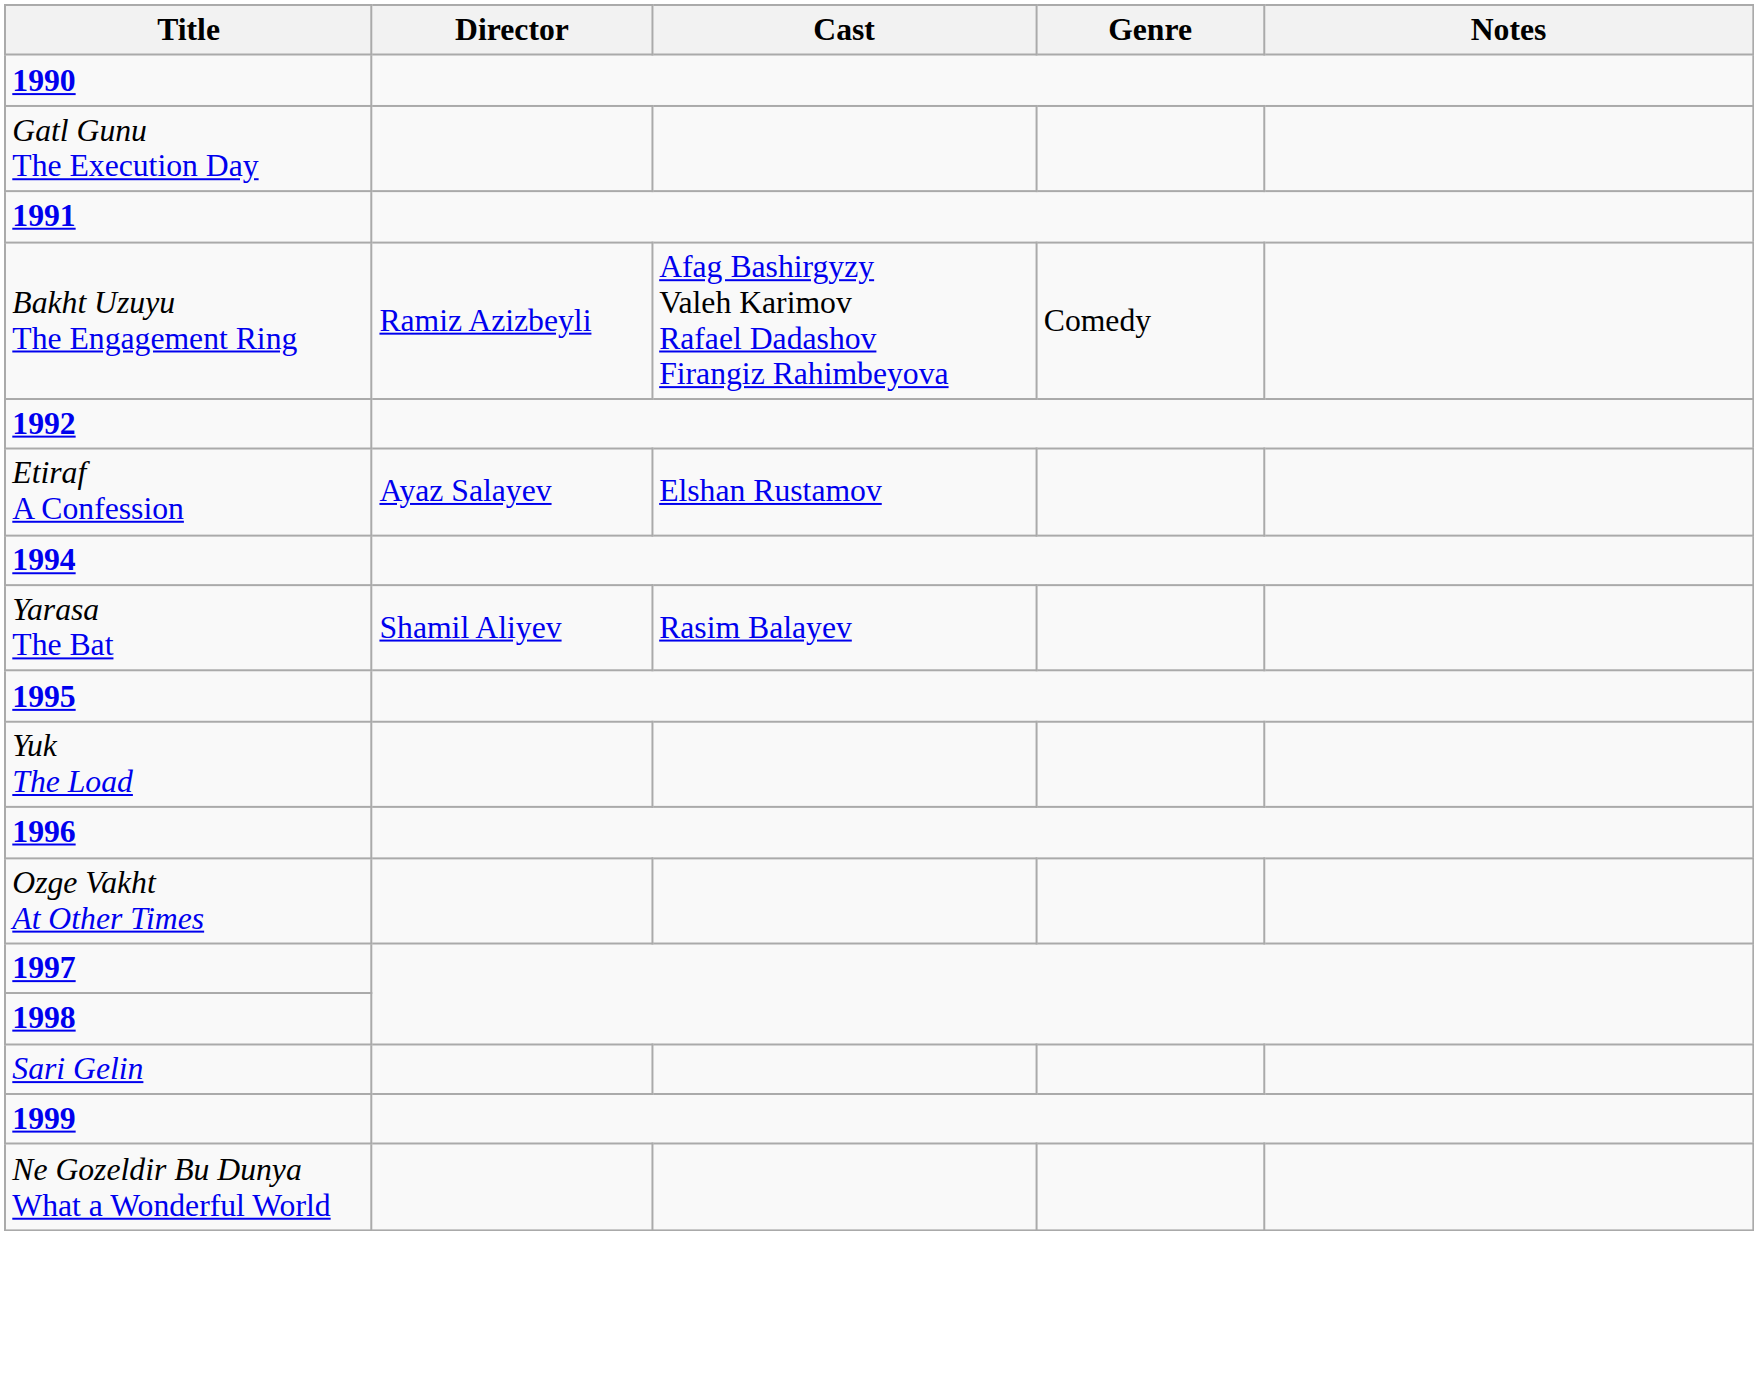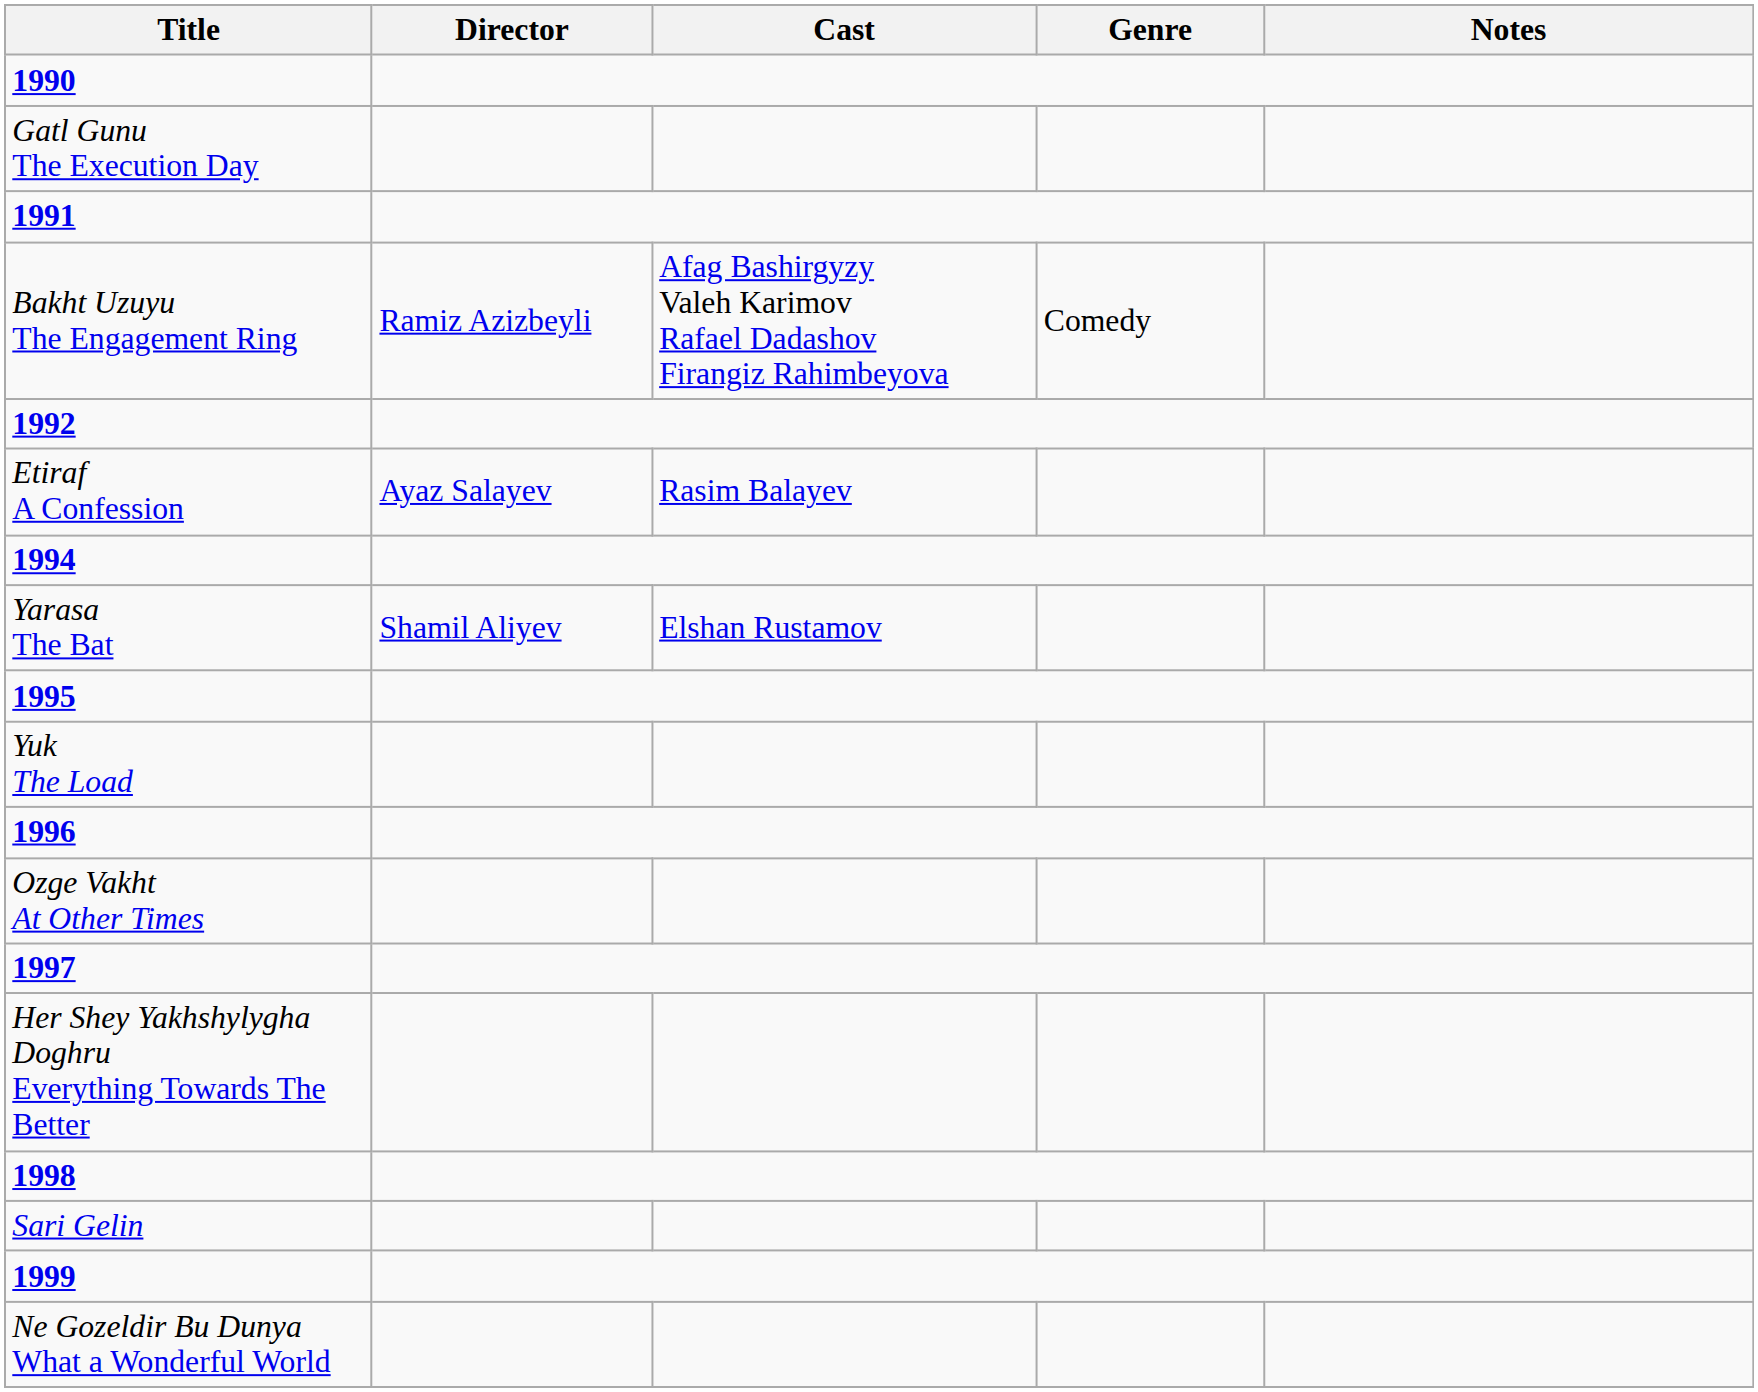(770, 491) Elshan Rustamov -> (755, 491) Rasim Balayev
(755, 627) Rasim Balayev -> (770, 627) Elshan Rustamov
+ row: (169, 1071)
